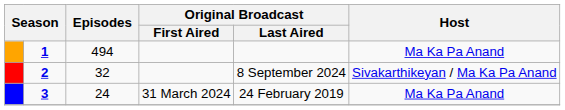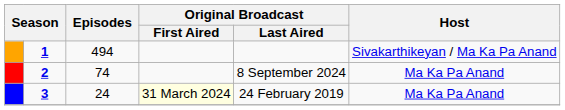(454, 51) Ma Ka Pa Anand -> (454, 51) Sivakarthikeyan / Ma Ka Pa Anand
(102, 72) 32 -> (102, 72) 74
(454, 72) Sivakarthikeyan / Ma Ka Pa Anand -> (454, 72) Ma Ka Pa Anand
(186, 93) no background -> (186, 93) lightyellow background
